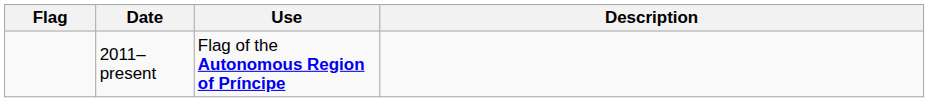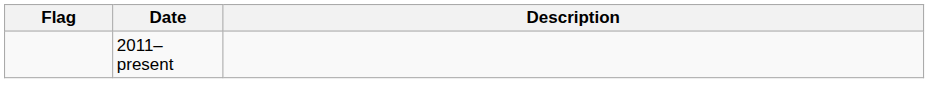- column: (287, 17)
